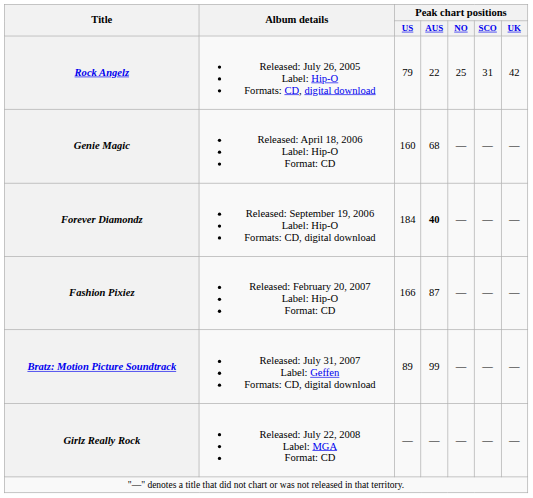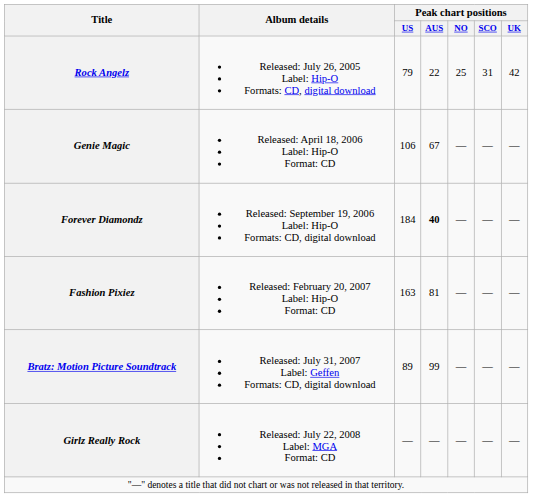(408, 146) 160 -> (408, 146) 106
(434, 146) 68 -> (434, 146) 67
(408, 293) 166 -> (408, 293) 163
(434, 293) 87 -> (434, 293) 81
